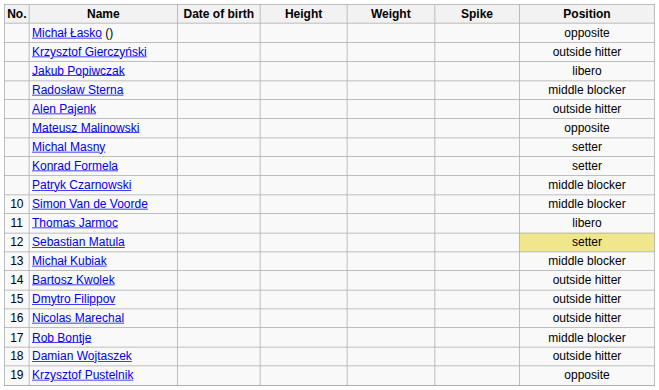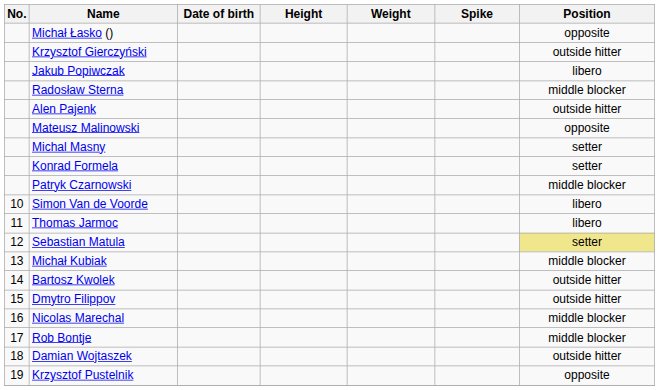(587, 204) middle blocker -> (587, 204) libero
(587, 318) outside hitter -> (587, 318) middle blocker
